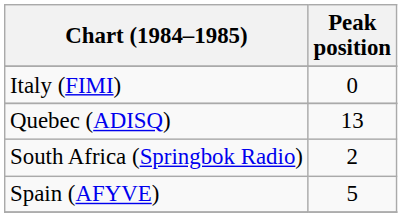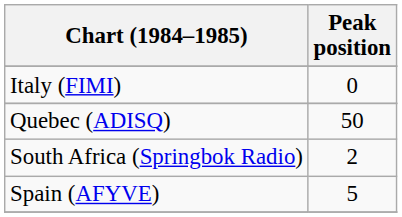(352, 120) 13 -> (352, 120) 50
